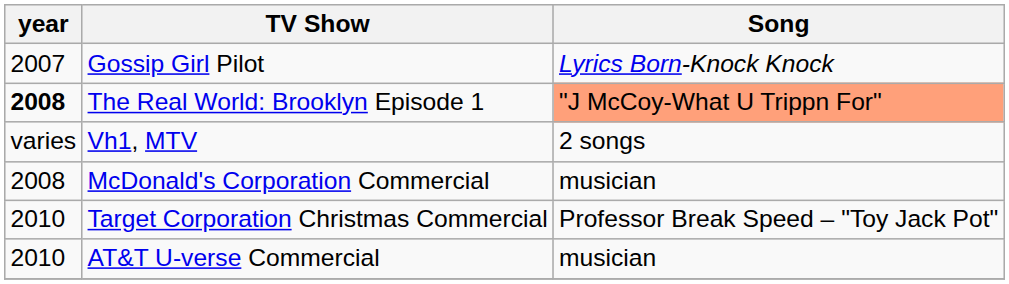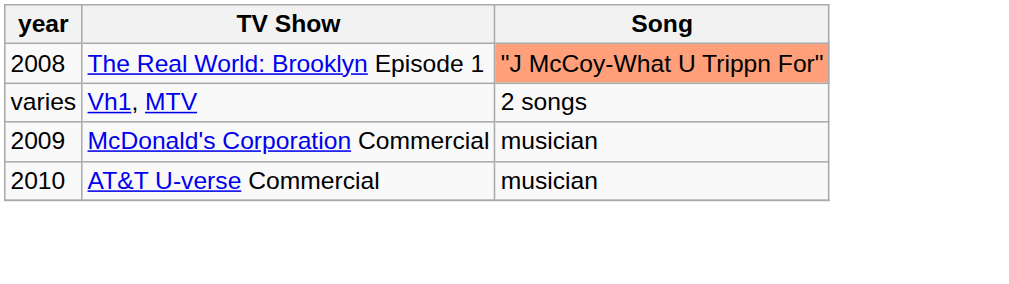- row: (176, 63)
(38, 102) bold -> (38, 63) normal
(38, 180) 2008 -> (38, 141) 2009
- row: (318, 219)
